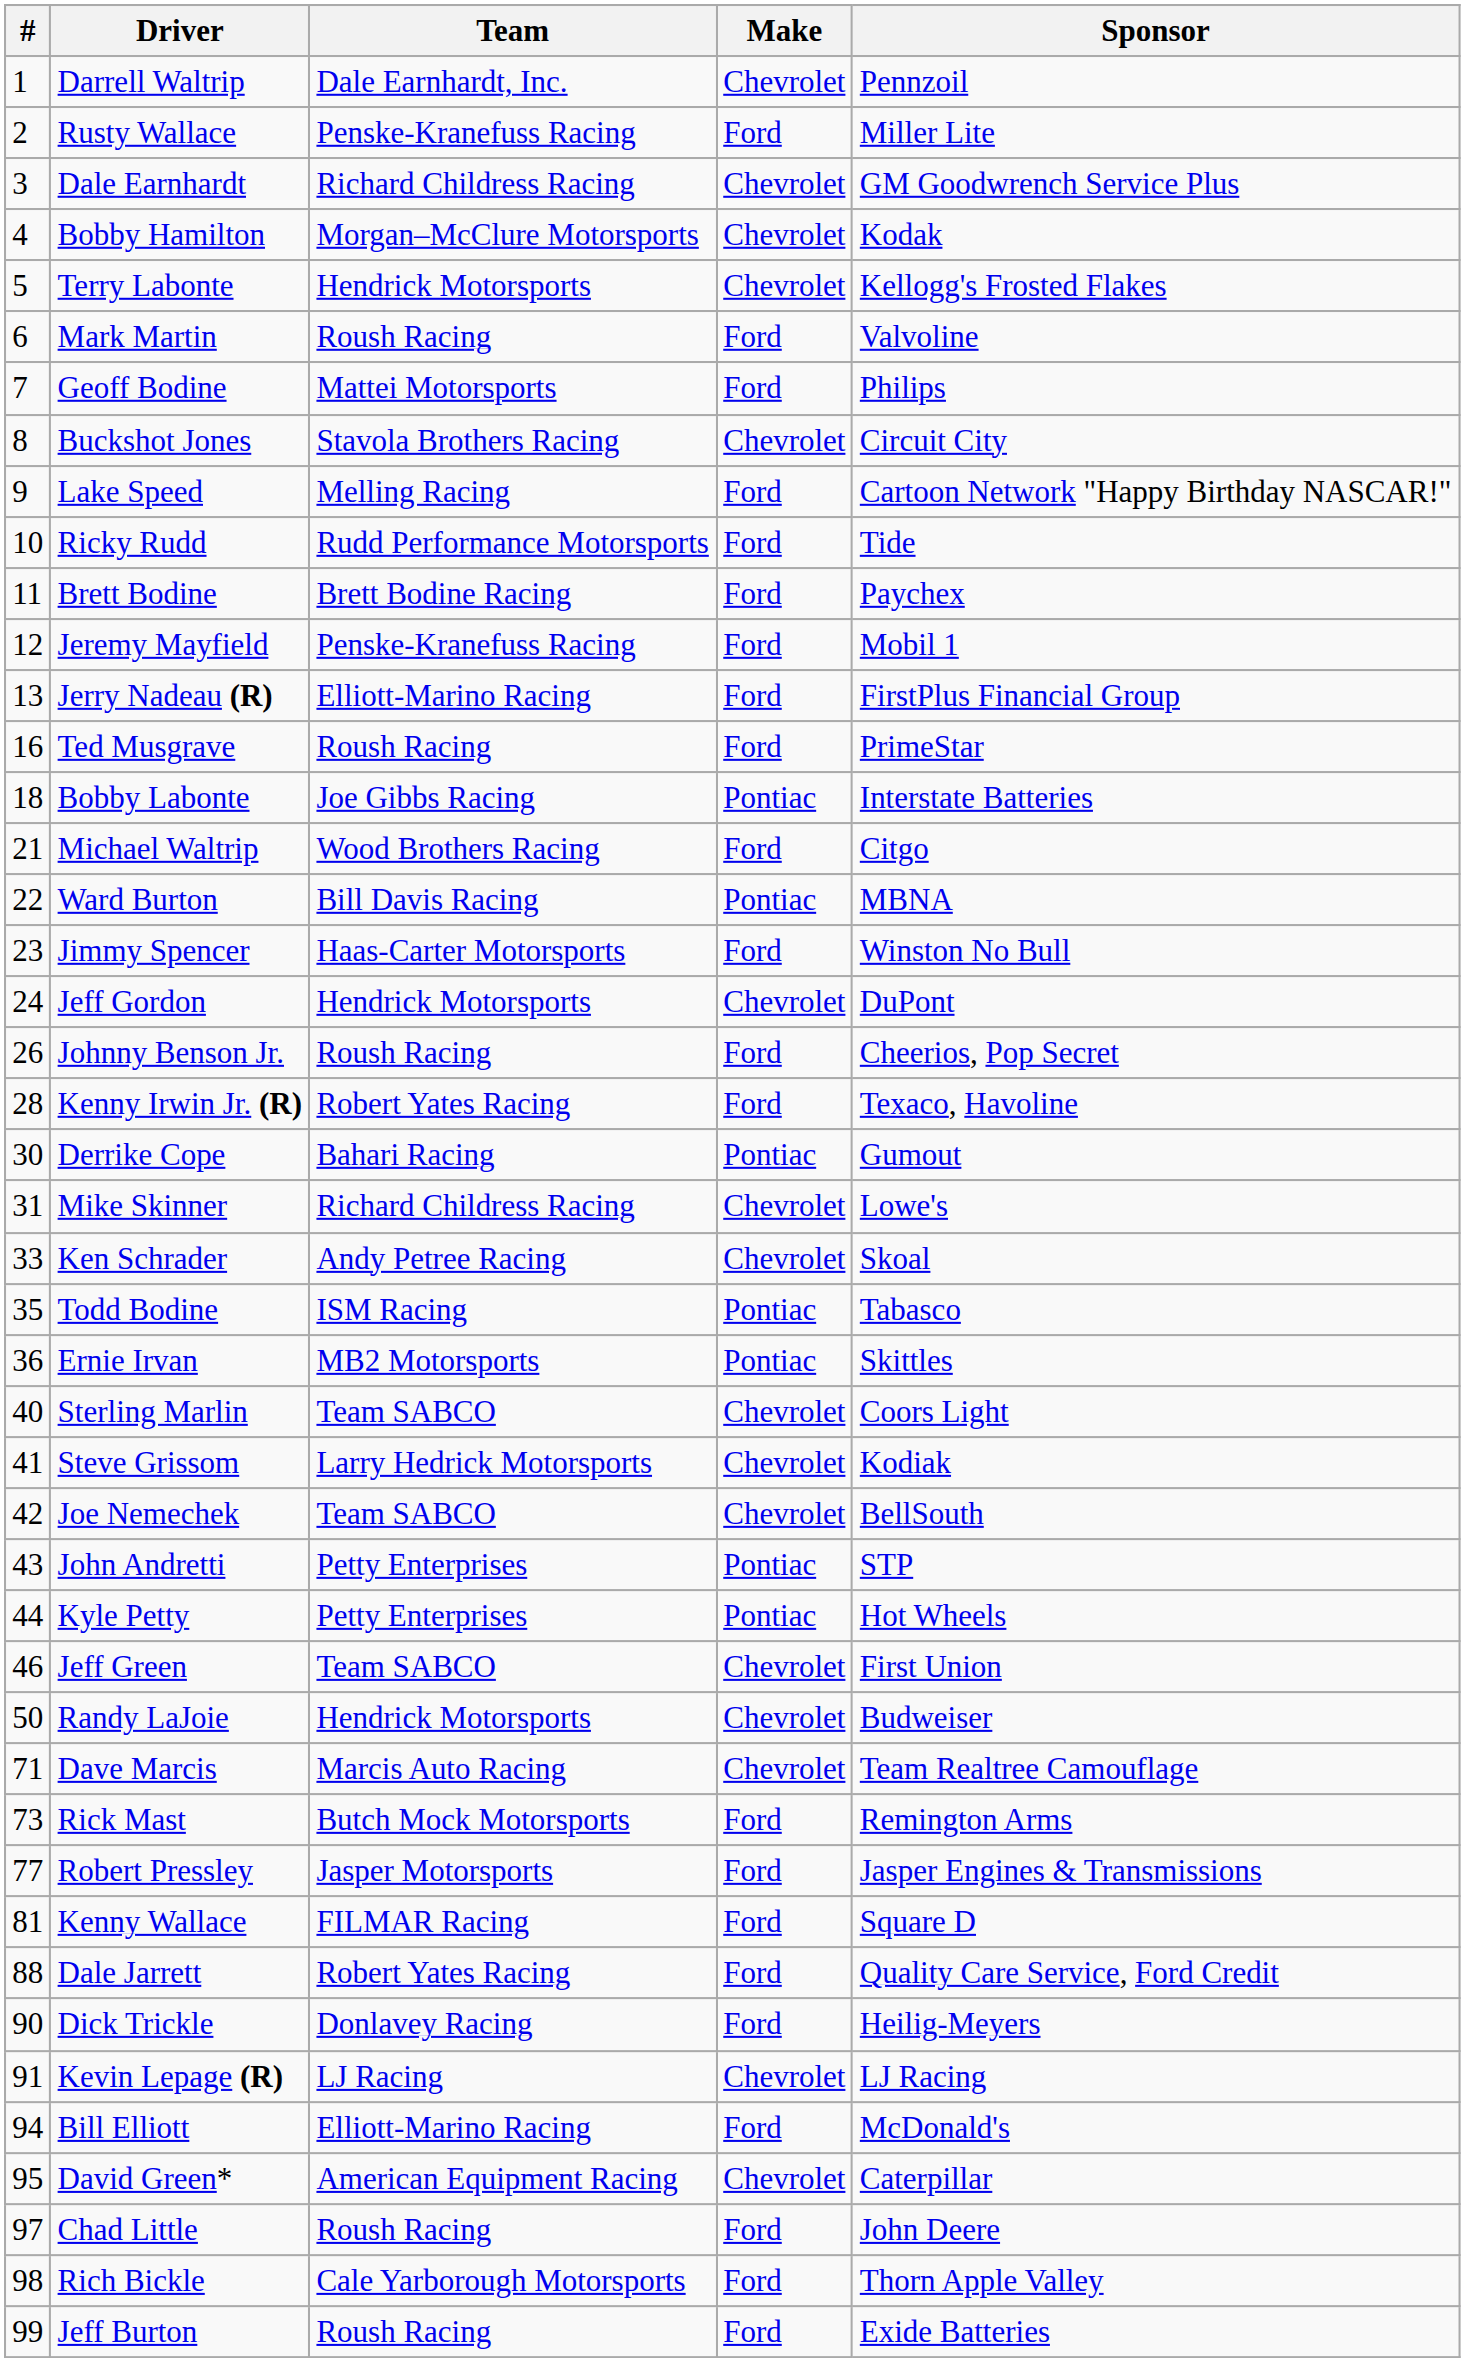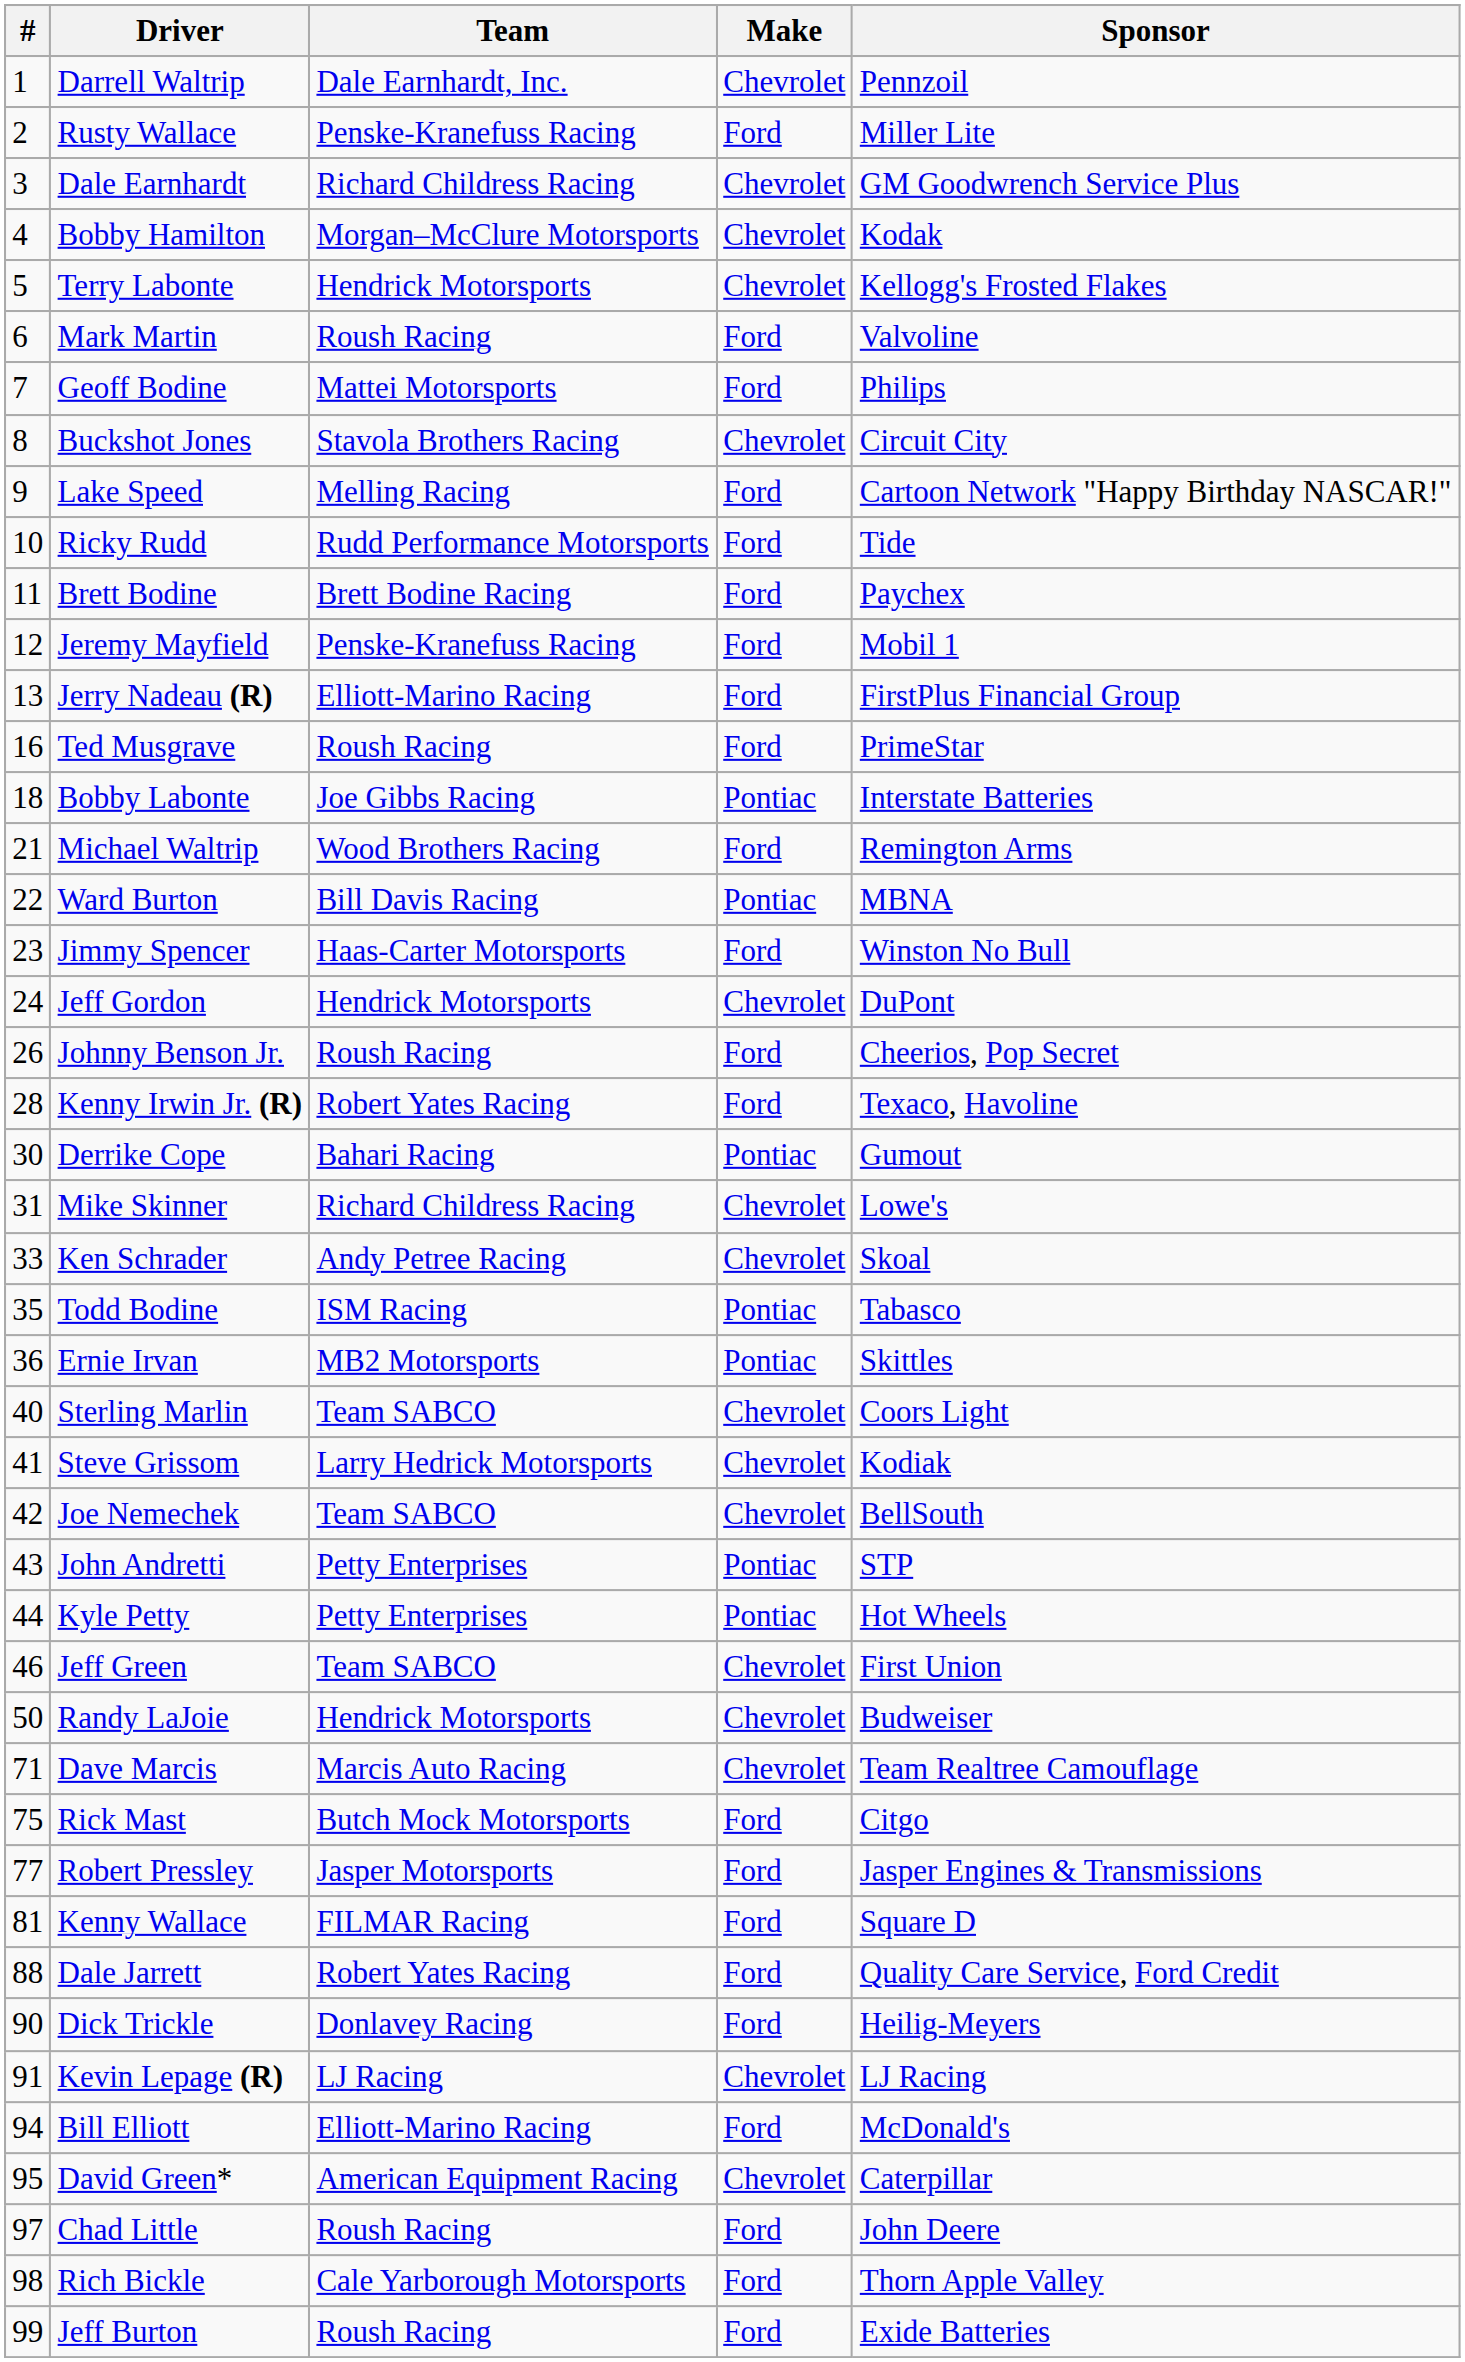(894, 848) Citgo -> (966, 848) Remington Arms
(28, 1819) 73 -> (28, 1819) 75
(966, 1819) Remington Arms -> (894, 1819) Citgo
